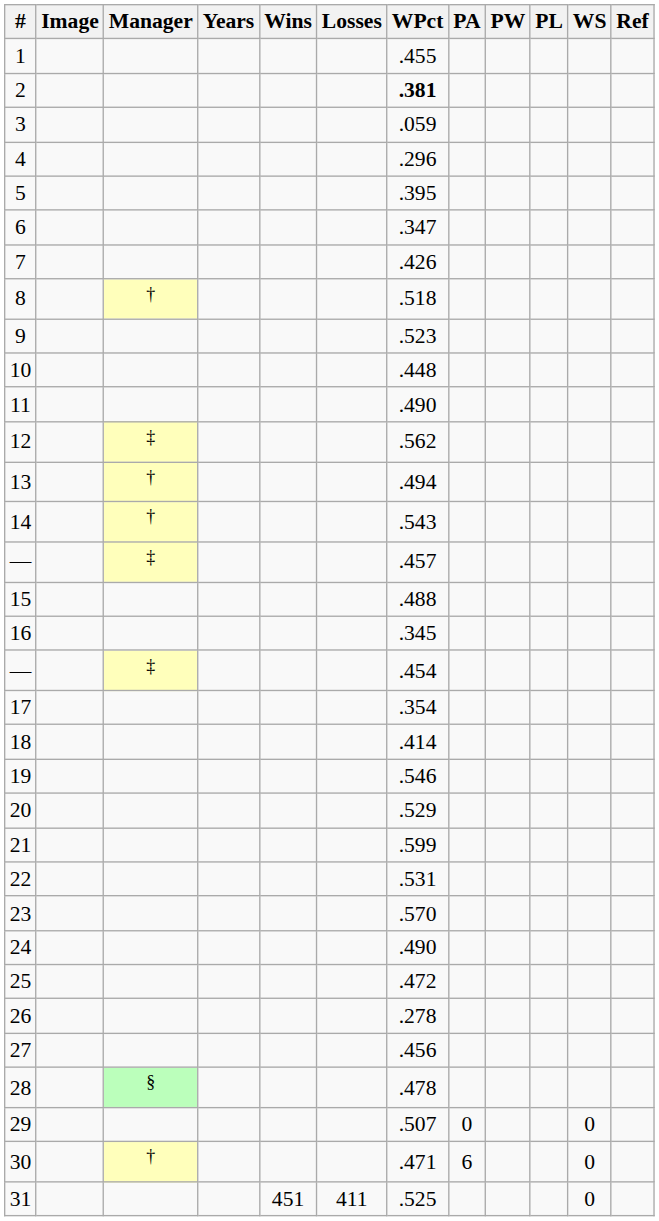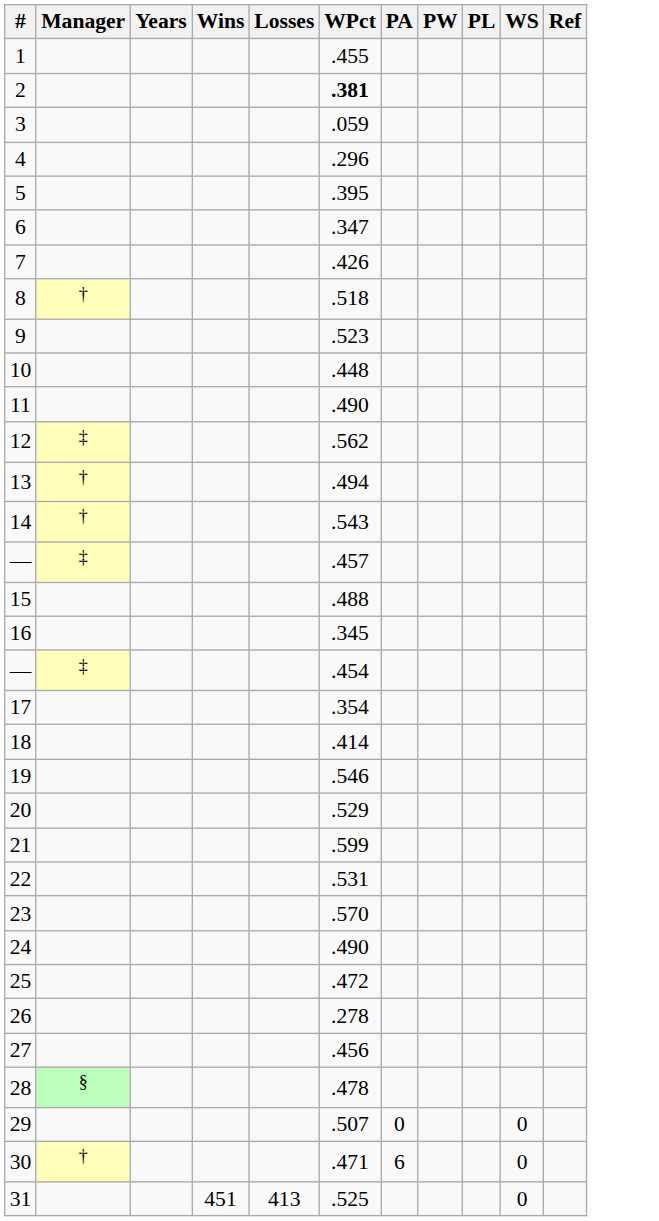- column: (70, 21)
(352, 1198) 411 -> (284, 1198) 413
